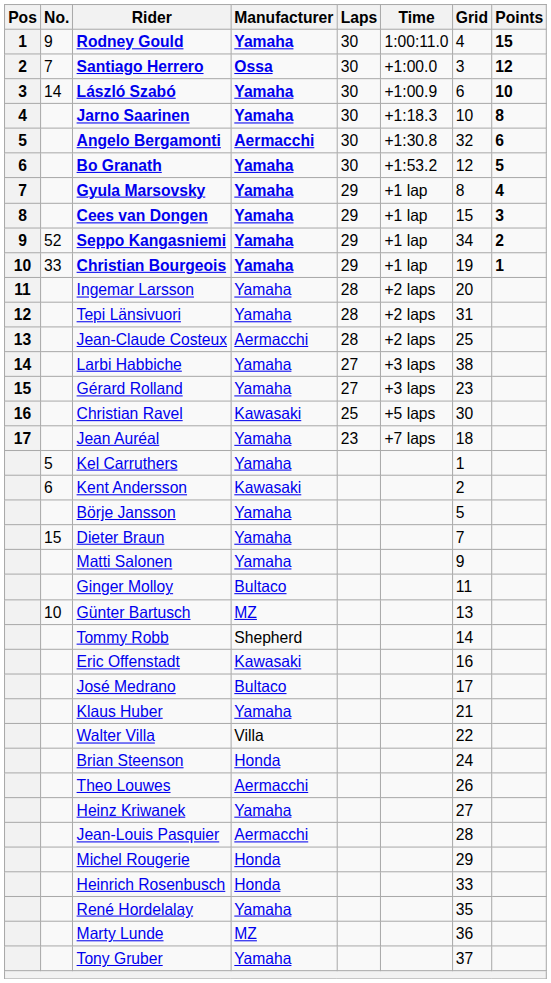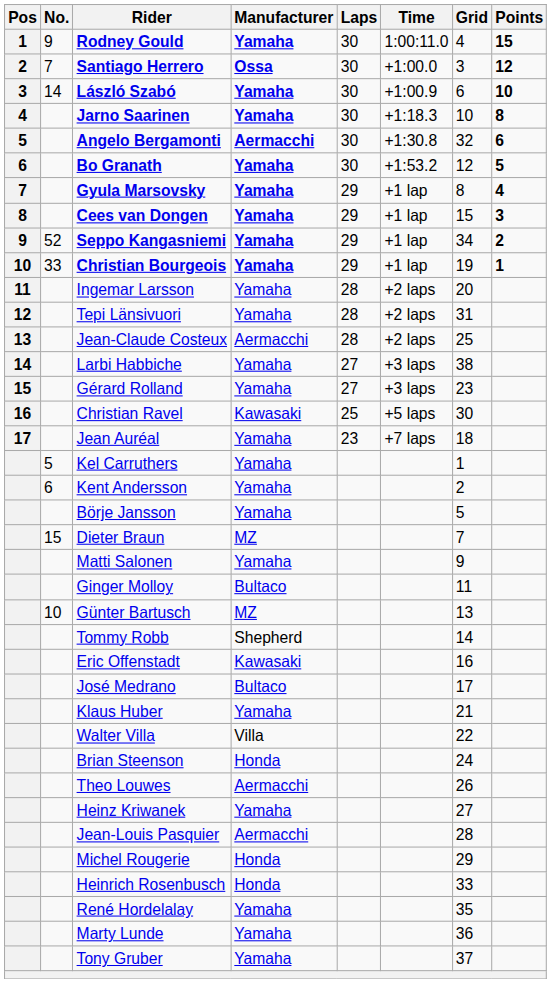(268, 488) Kawasaki -> (263, 488) Yamaha
(263, 538) Yamaha -> (246, 538) MZ
(246, 934) MZ -> (263, 934) Yamaha
